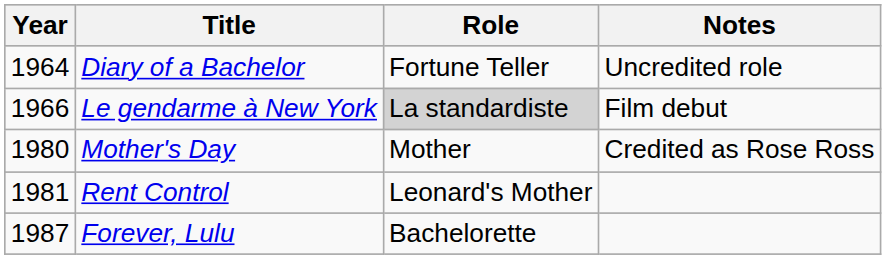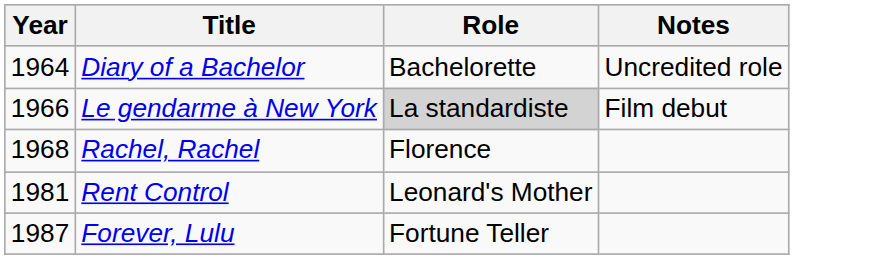(469, 66) Fortune Teller -> (463, 66) Bachelorette
+ row: (170, 150)
- row: (158, 150)
(463, 233) Bachelorette -> (469, 233) Fortune Teller
